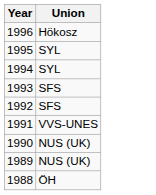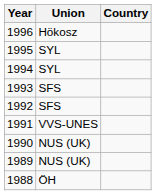+ column: (126, 13)
